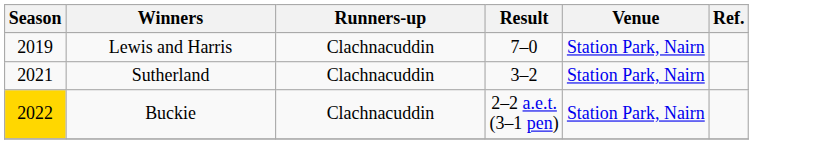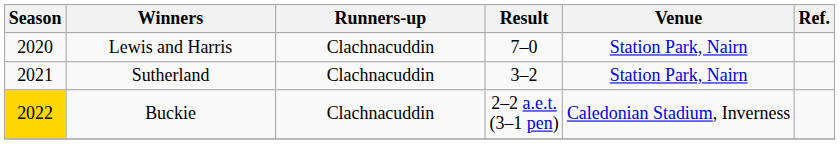(35, 47) 2019 -> (35, 47) 2020
(636, 114) Station Park, Nairn -> (679, 114) Caledonian Stadium, Inverness
